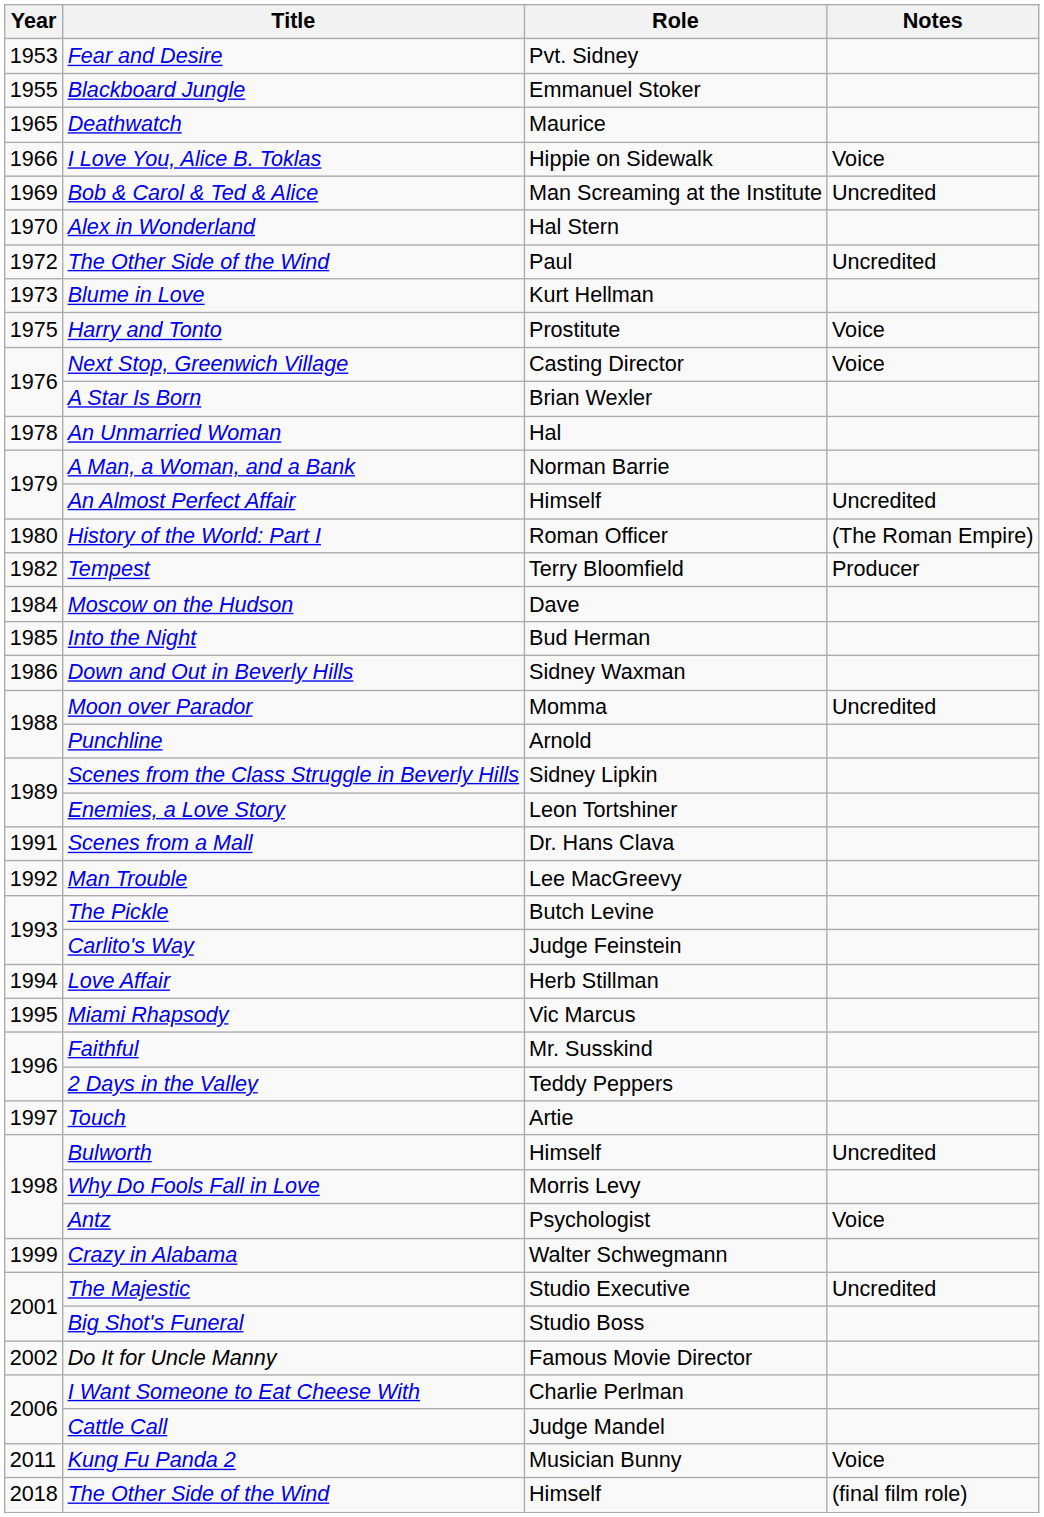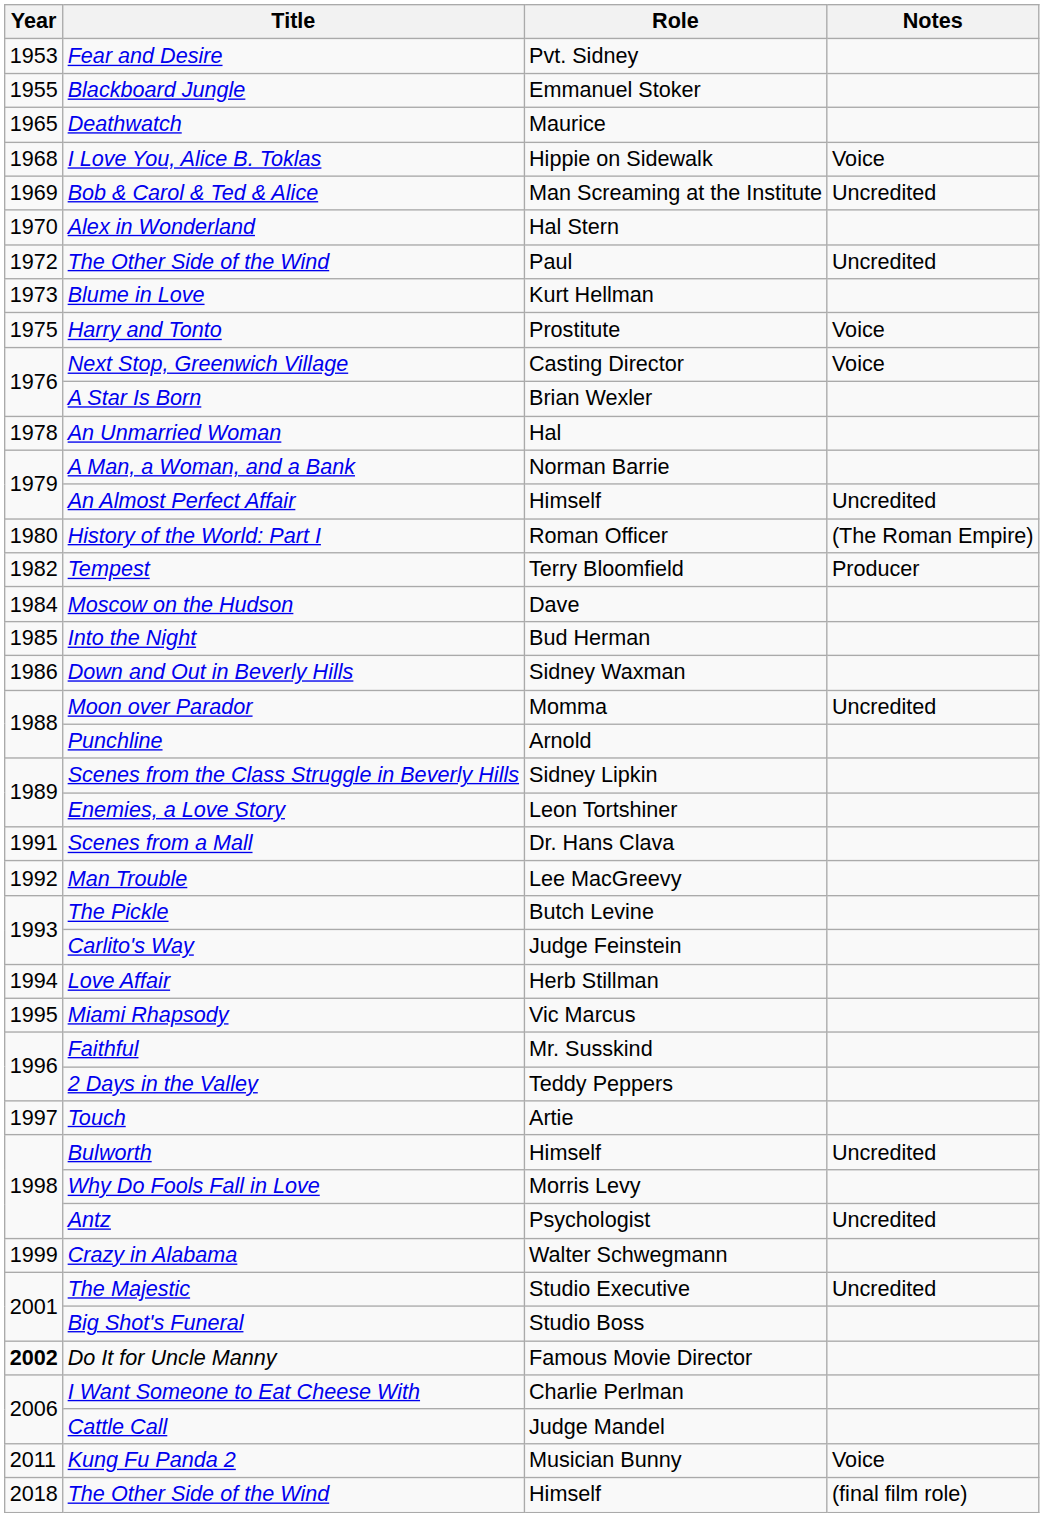(34, 158) 1966 -> (34, 158) 1968
(858, 1220) Voice -> (884, 1220) Uncredited
(34, 1357) normal -> (34, 1357) bold
